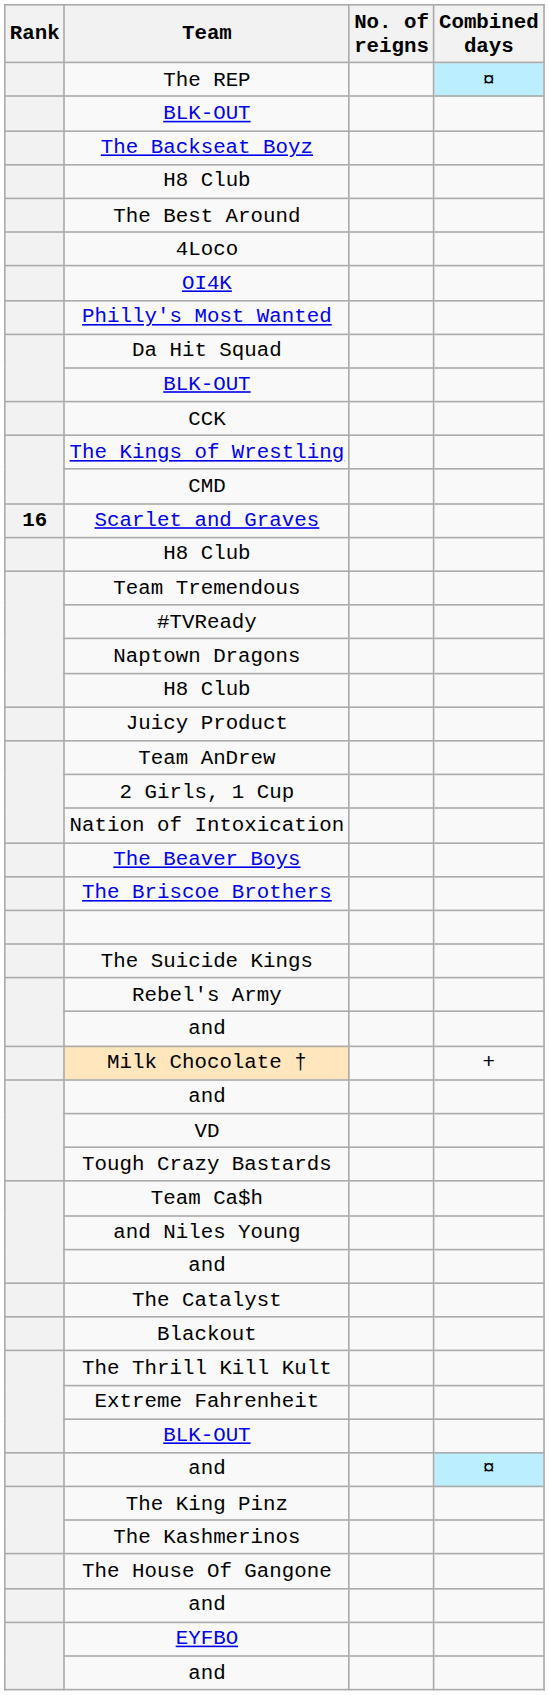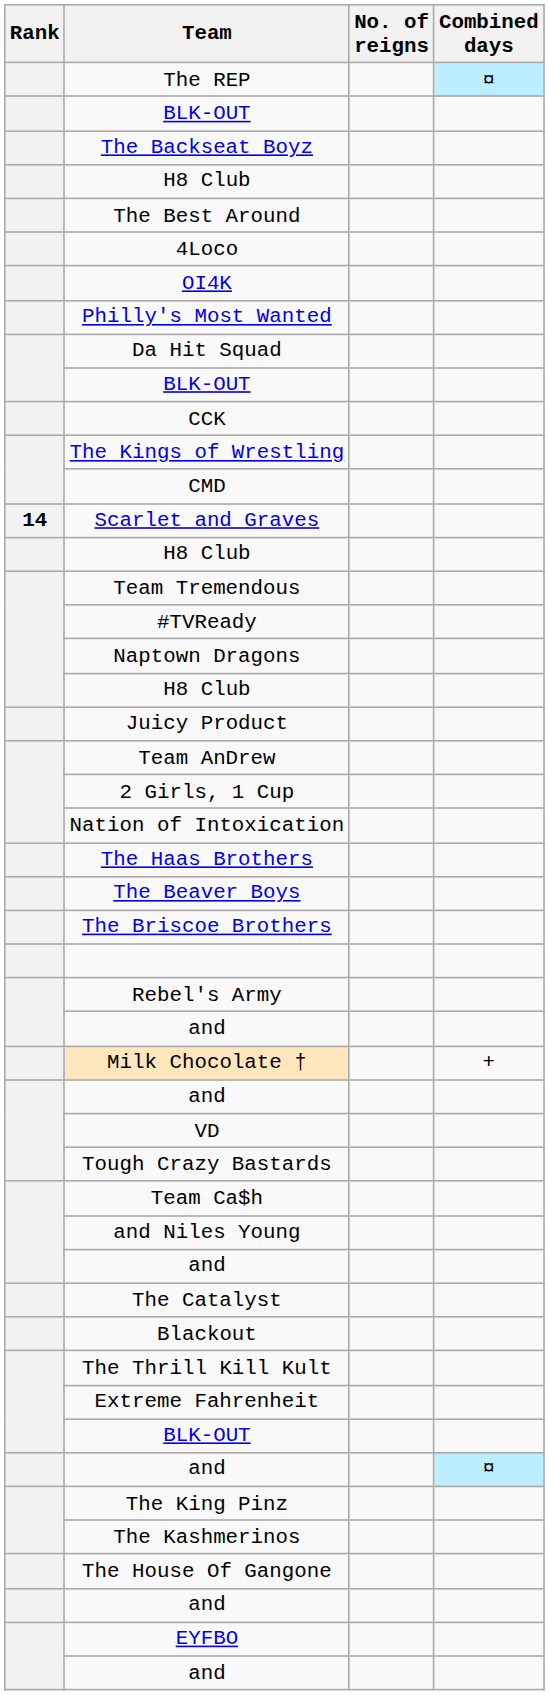(35, 520) 16 -> (35, 520) 14
+ row: (207, 859)
- row: (207, 961)
